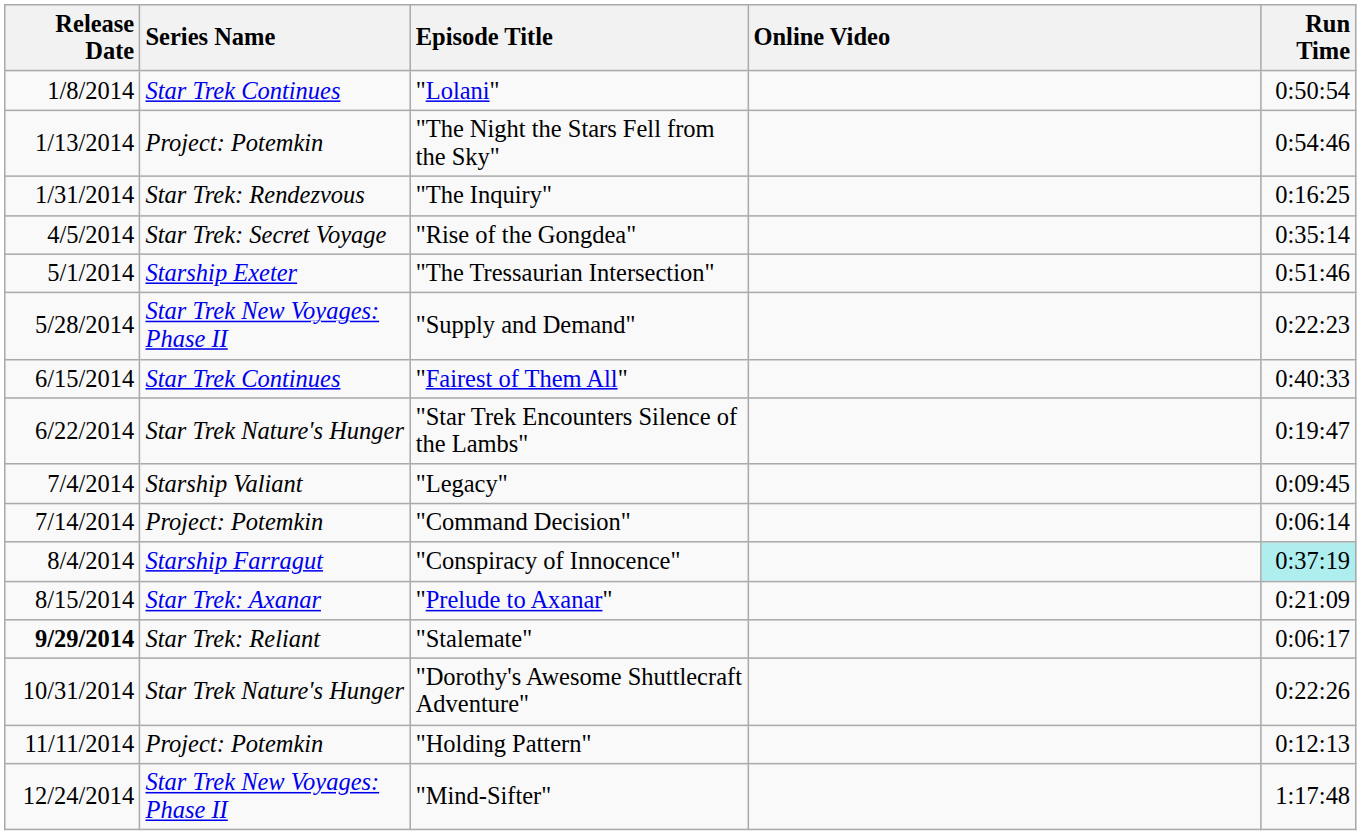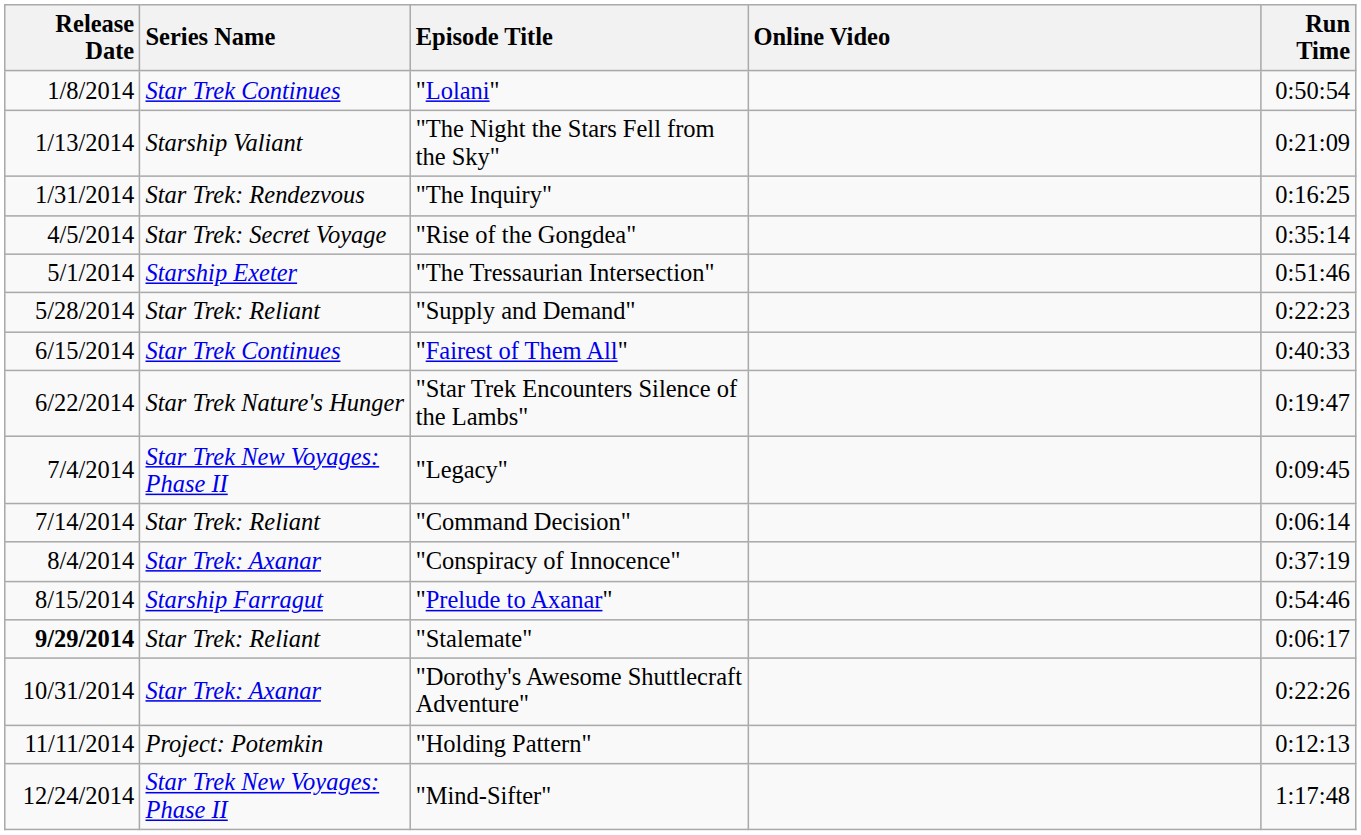(234, 142) Project: Potemkin -> (224, 142) Starship Valiant
(1313, 142) 0:54:46 -> (1313, 142) 0:21:09
(262, 325) Star Trek New Voyages: Phase II -> (233, 311) Star Trek: Reliant
(224, 483) Starship Valiant -> (262, 469) Star Trek New Voyages: Phase II
(234, 522) Project: Potemkin -> (233, 522) Star Trek: Reliant
(234, 561) Starship Farragut -> (233, 561) Star Trek: Axanar
(1313, 561) paleturquoise background -> (1313, 561) no background
(233, 599) Star Trek: Axanar -> (234, 599) Starship Farragut
(1313, 599) 0:21:09 -> (1313, 599) 0:54:46
(275, 691) Star Trek Nature's Hunger -> (233, 691) Star Trek: Axanar
